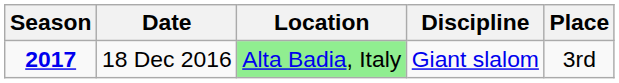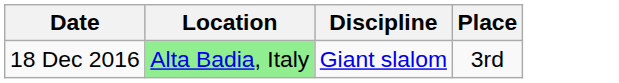- column: (51, 22)
